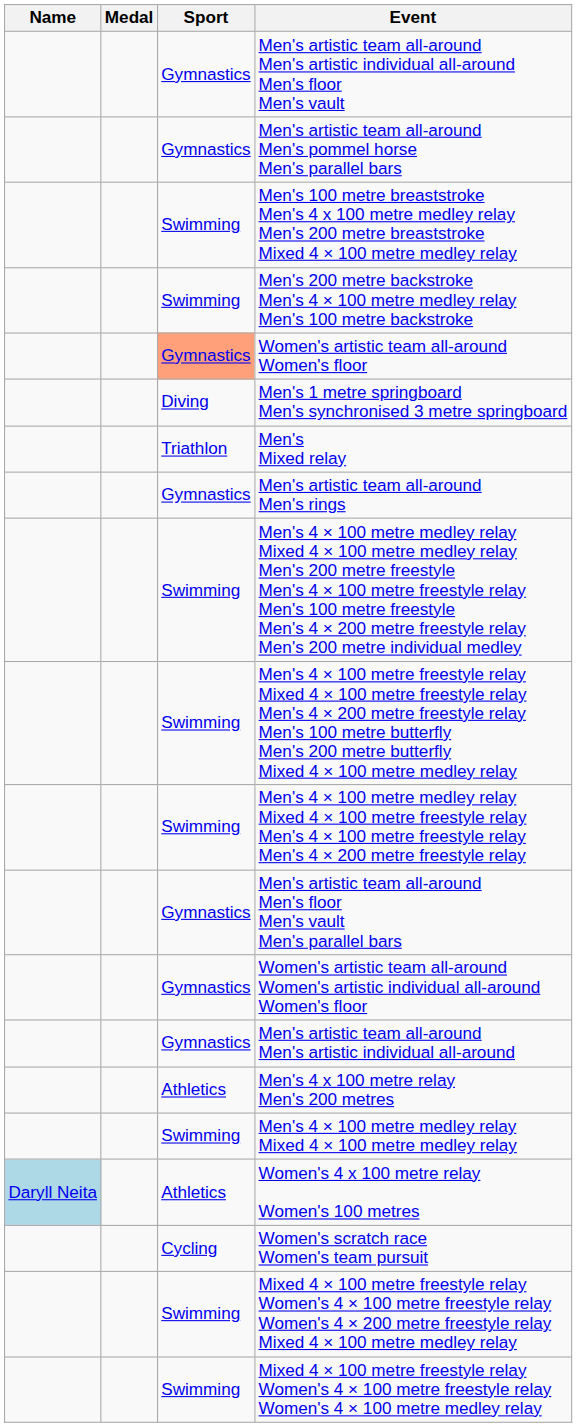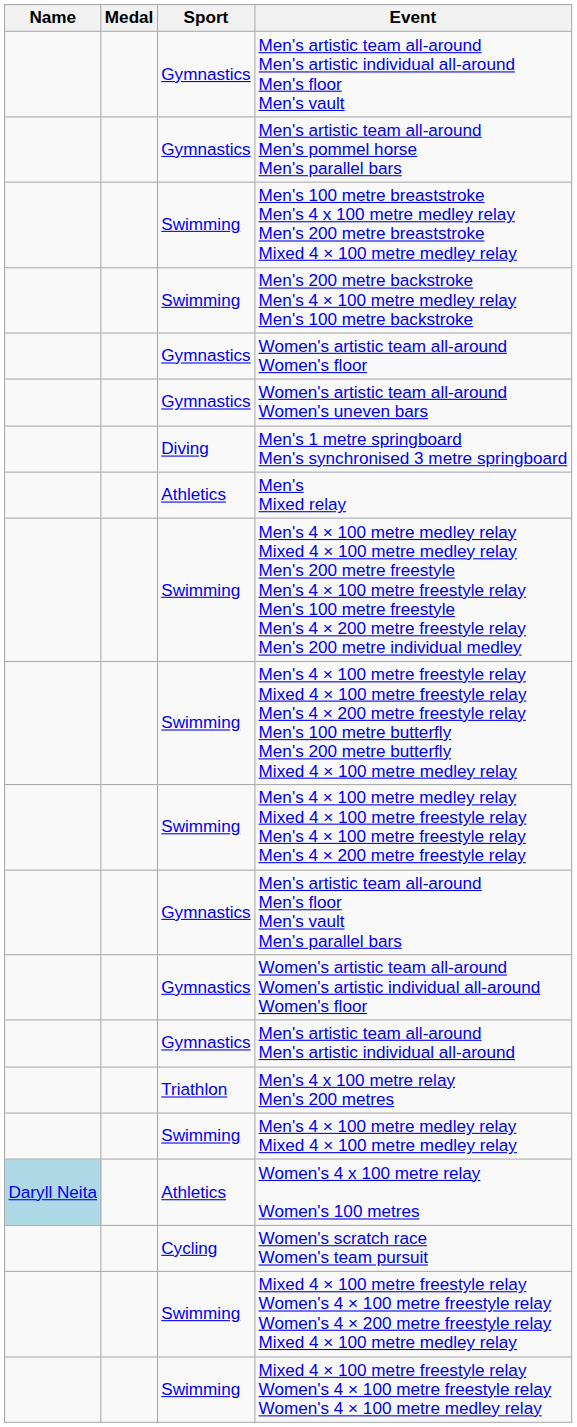(206, 356) lightsalmon background -> (206, 356) no background
+ row: (383, 402)
(194, 448) Triathlon -> (194, 495) Athletics
- row: (370, 495)
(194, 1089) Athletics -> (194, 1089) Triathlon
